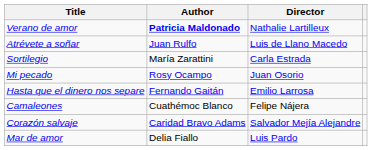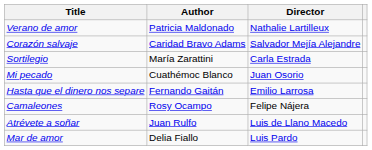(195, 28) bold -> (192, 28) normal
rows swapped: (43, 43) <-> (42, 122)
(180, 75) Rosy Ocampo -> (191, 75) Cuathémoc Blanco
(191, 106) Cuathémoc Blanco -> (180, 106) Rosy Ocampo
